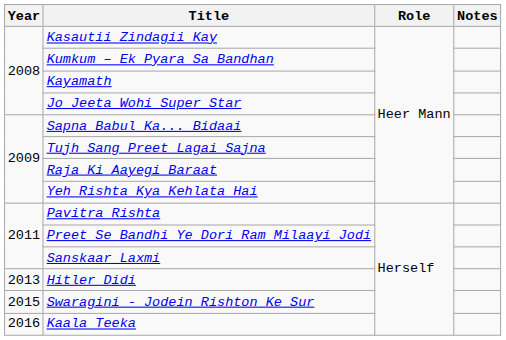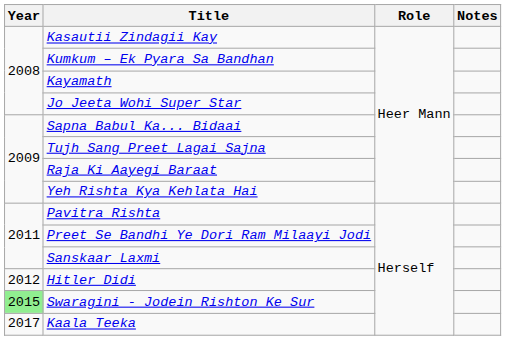(24, 280) 2013 -> (24, 280) 2012
(24, 302) no background -> (24, 302) lightgreen background
(24, 324) 2016 -> (24, 324) 2017
